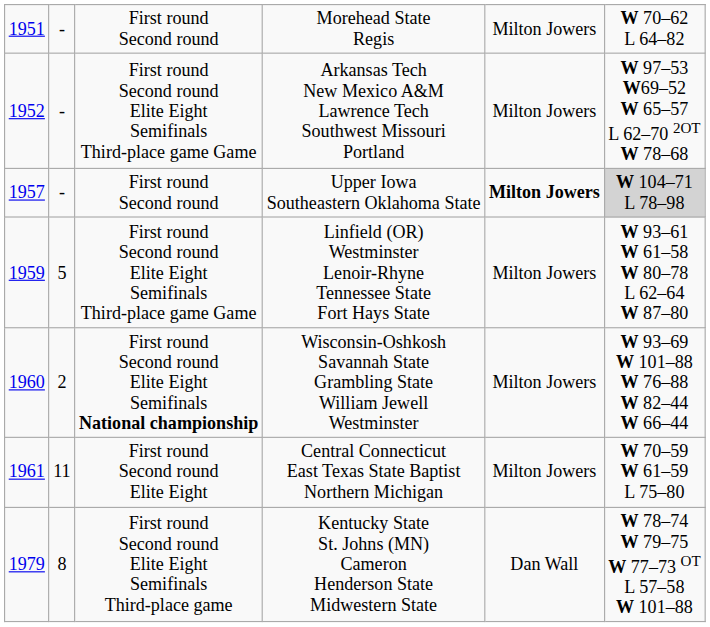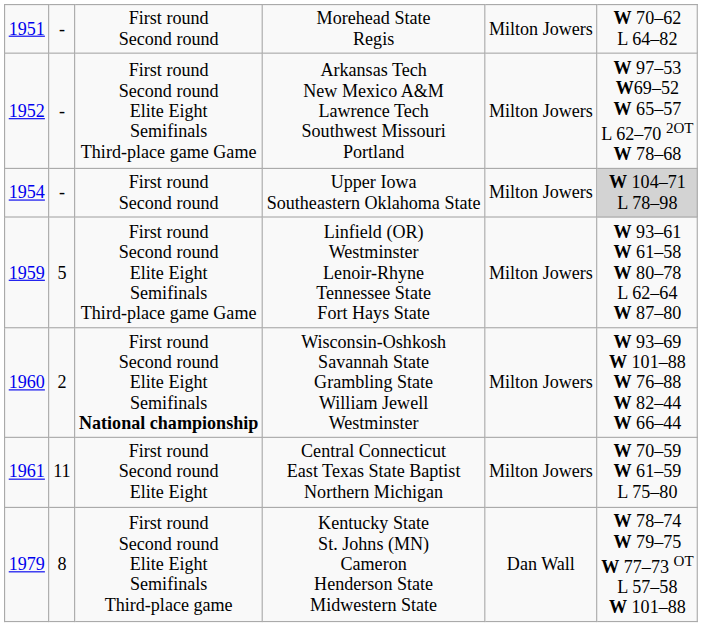(27, 192) 1957 -> (27, 192) 1954
(544, 192) bold -> (541, 192) normal
